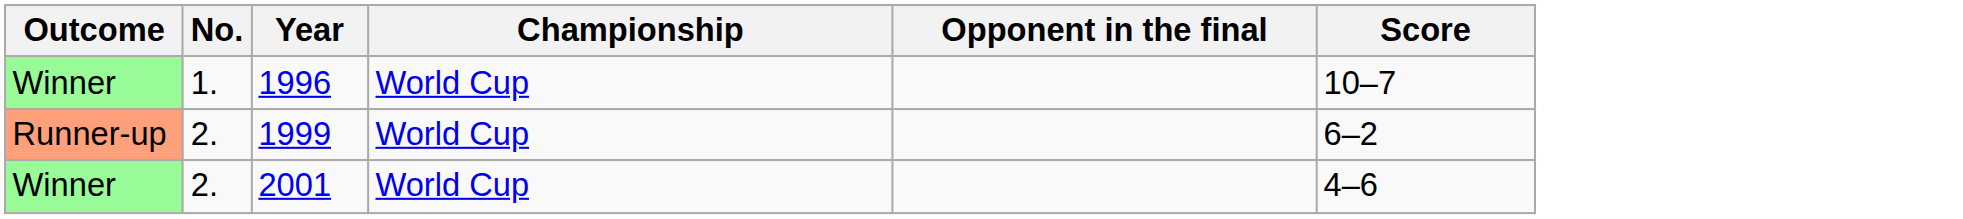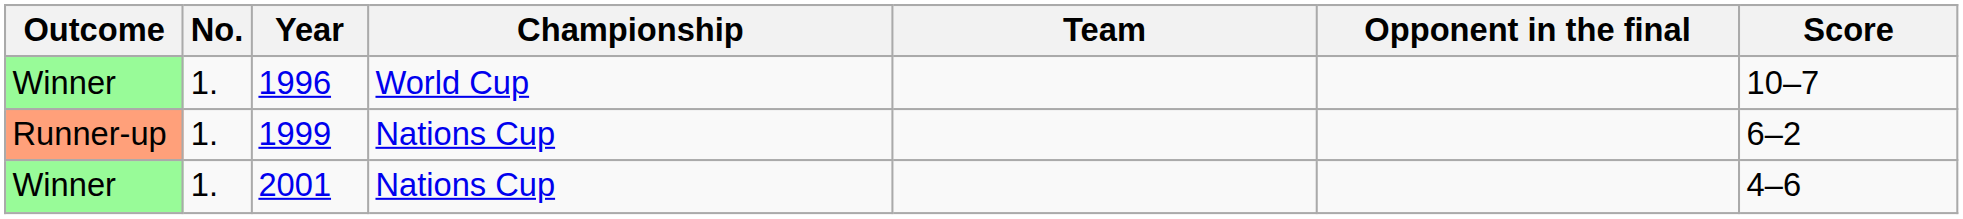+ column: (1105, 30)
(204, 133) 2. -> (204, 133) 1.
(452, 133) World Cup -> (465, 133) Nations Cup
(204, 185) 2. -> (204, 185) 1.
(452, 185) World Cup -> (465, 185) Nations Cup
